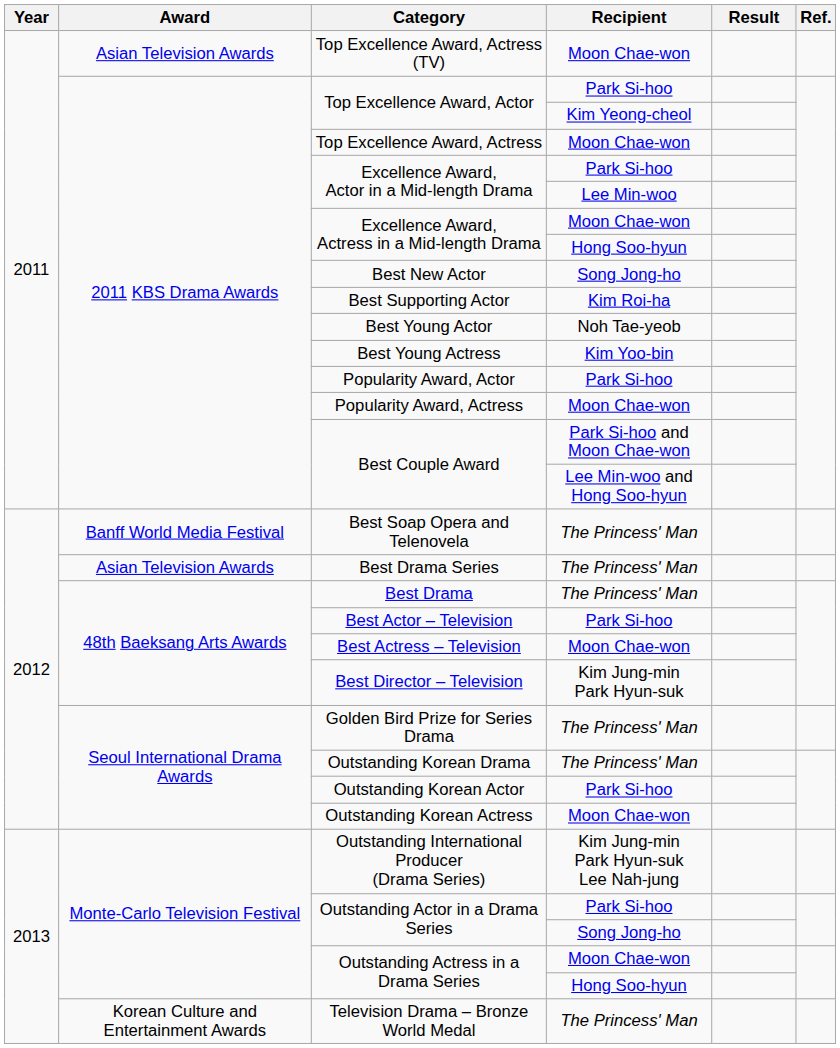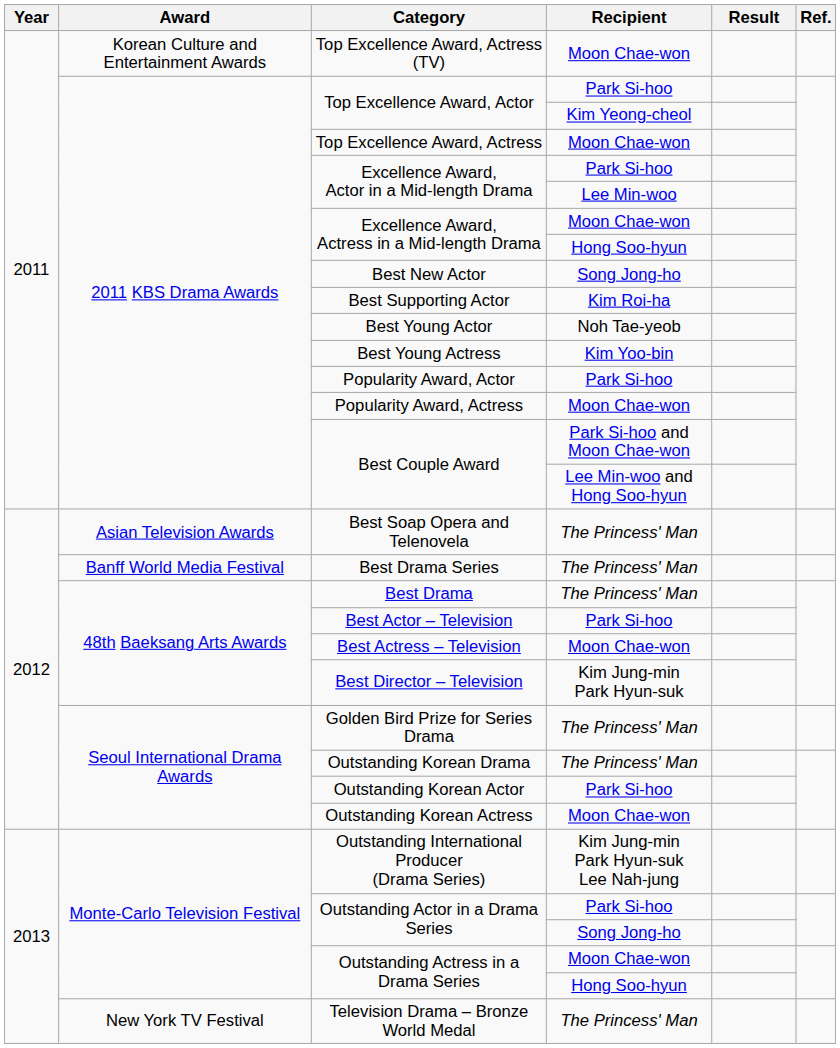(185, 53) Asian Television Awards -> (185, 53) Korean Culture and Entertainment Awards
(185, 531) Banff World Media Festival -> (185, 531) Asian Television Awards
(185, 567) Asian Television Awards -> (185, 567) Banff World Media Festival
(185, 1021) Korean Culture and Entertainment Awards -> (185, 1021) New York TV Festival
